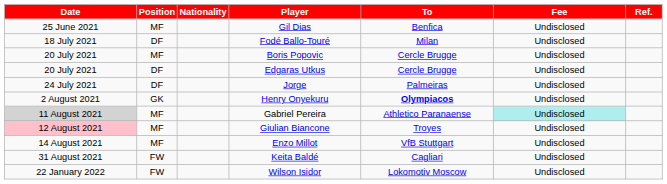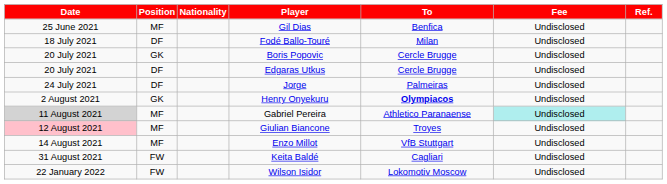(157, 56) MF -> (157, 56) GK
